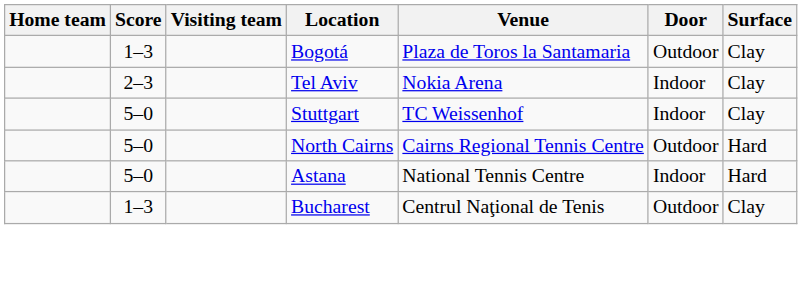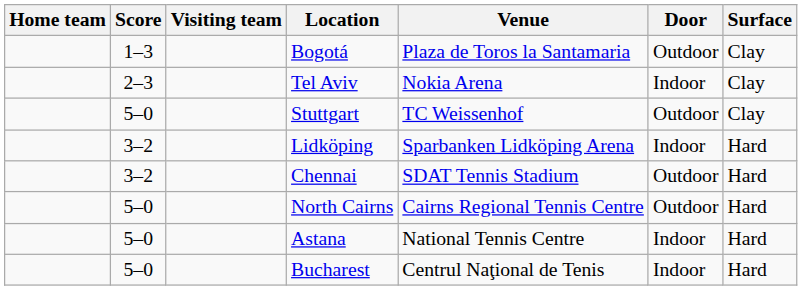(679, 113) Indoor -> (686, 113) Outdoor
+ row: (332, 144)
+ row: (324, 176)
(138, 207) 1–3 -> (138, 269) 5–0
(686, 207) Outdoor -> (679, 269) Indoor
(746, 207) Clay -> (747, 269) Hard
